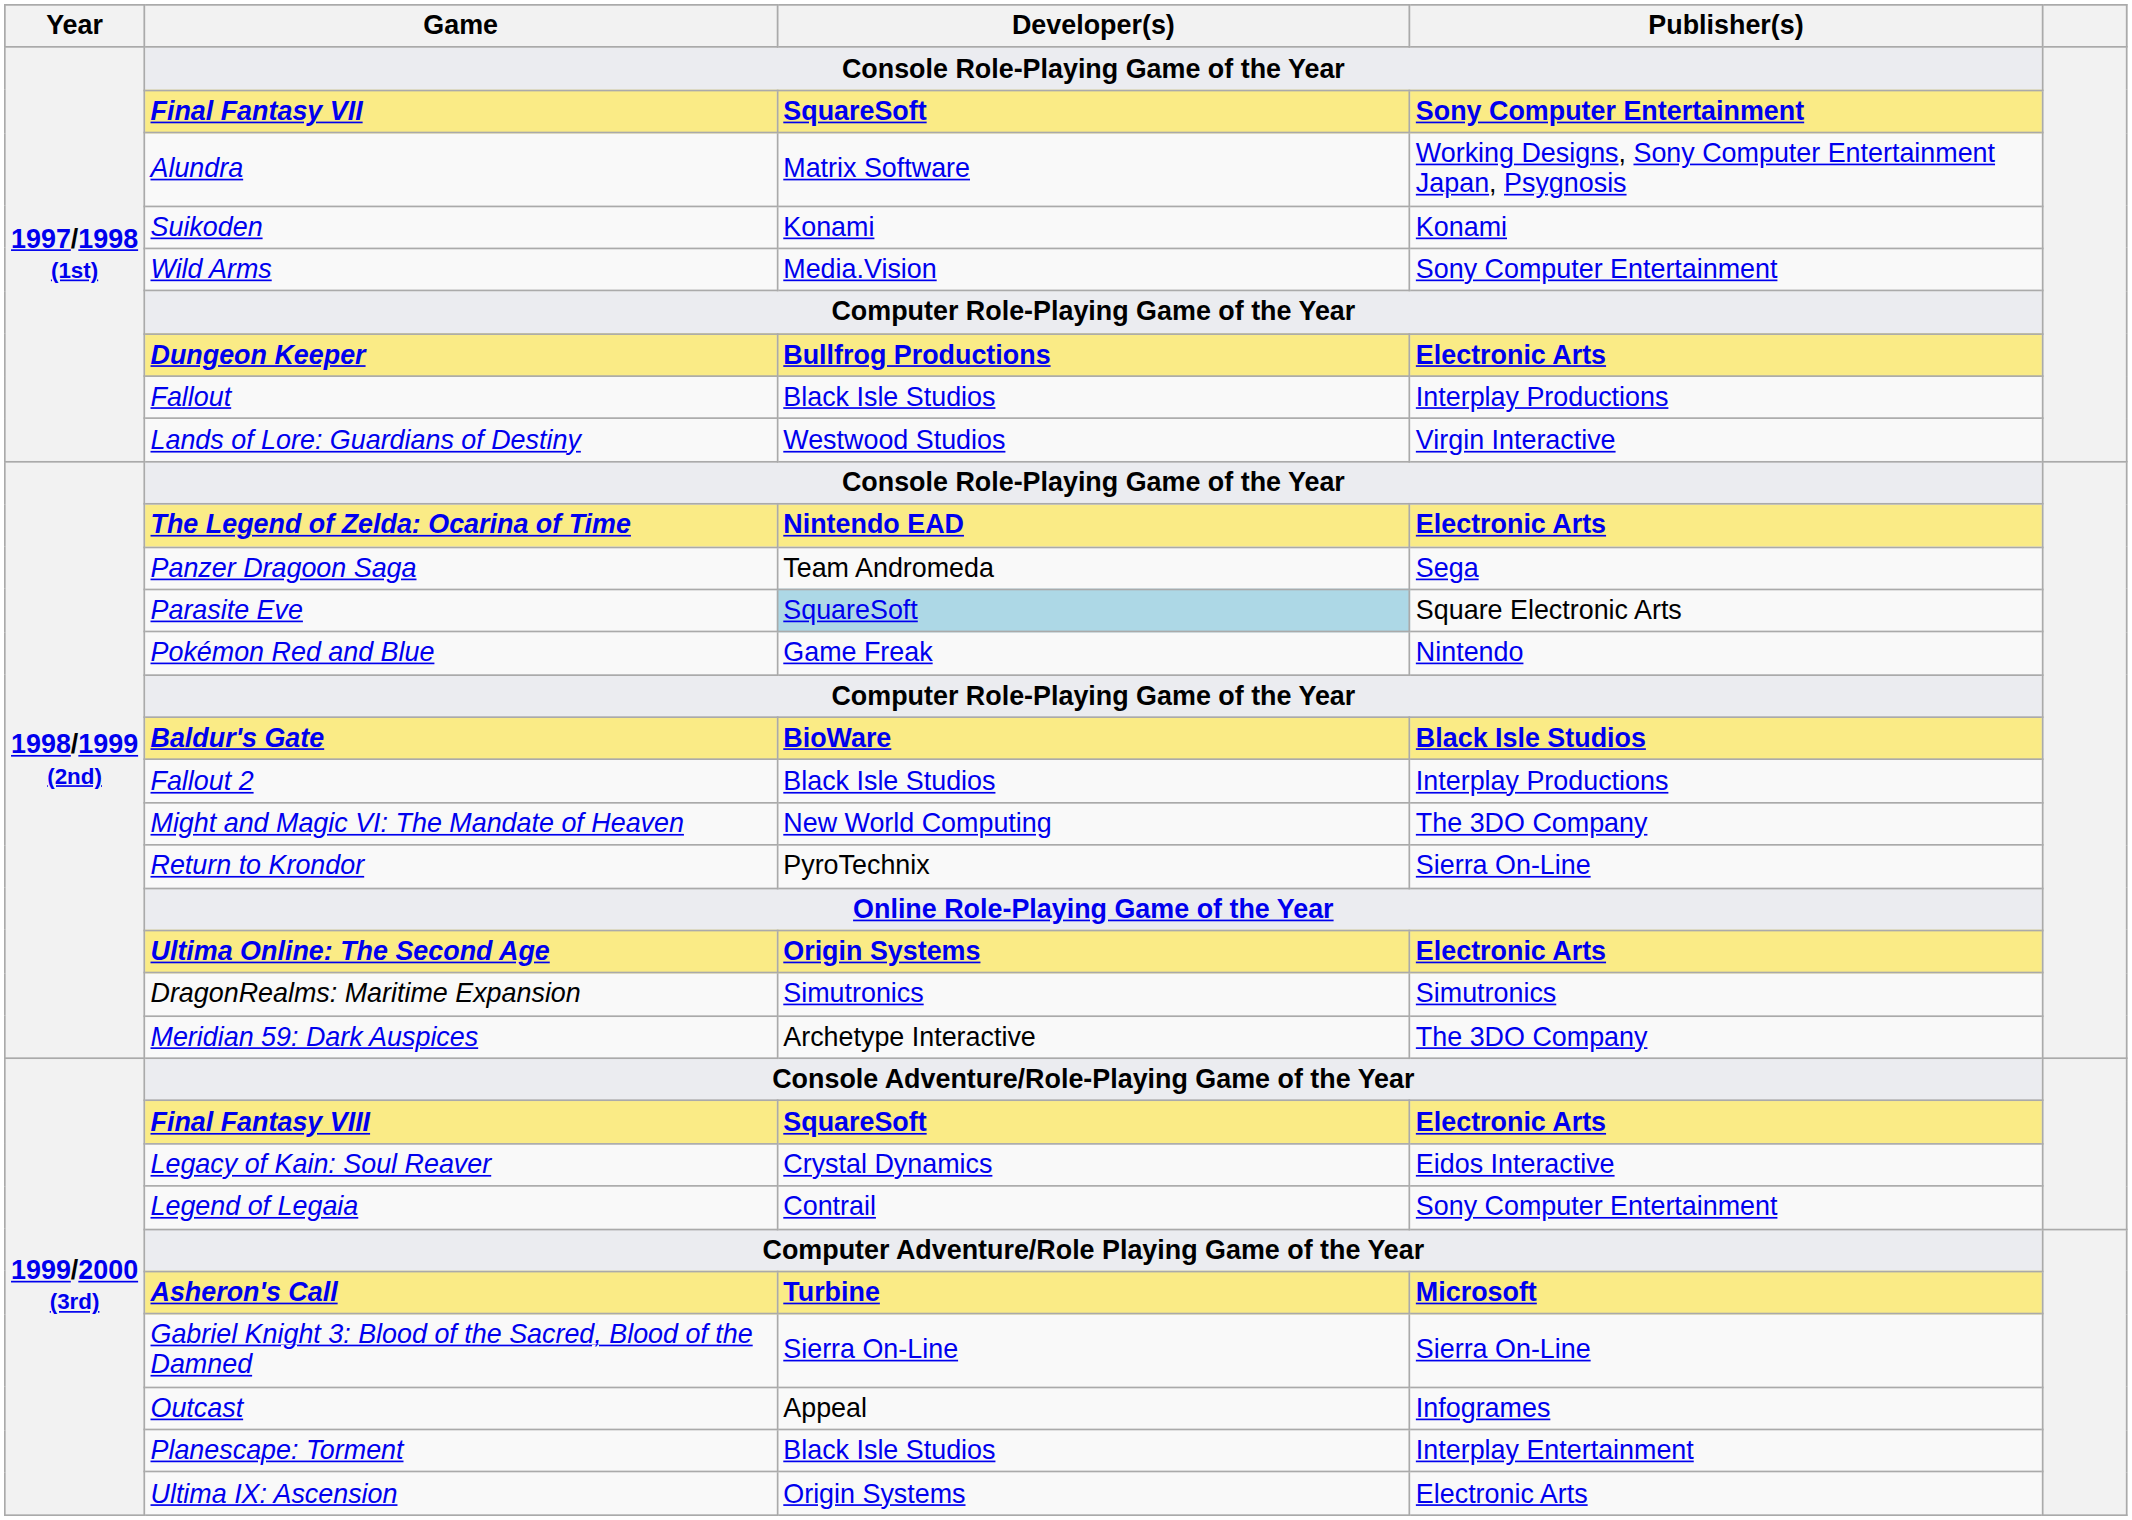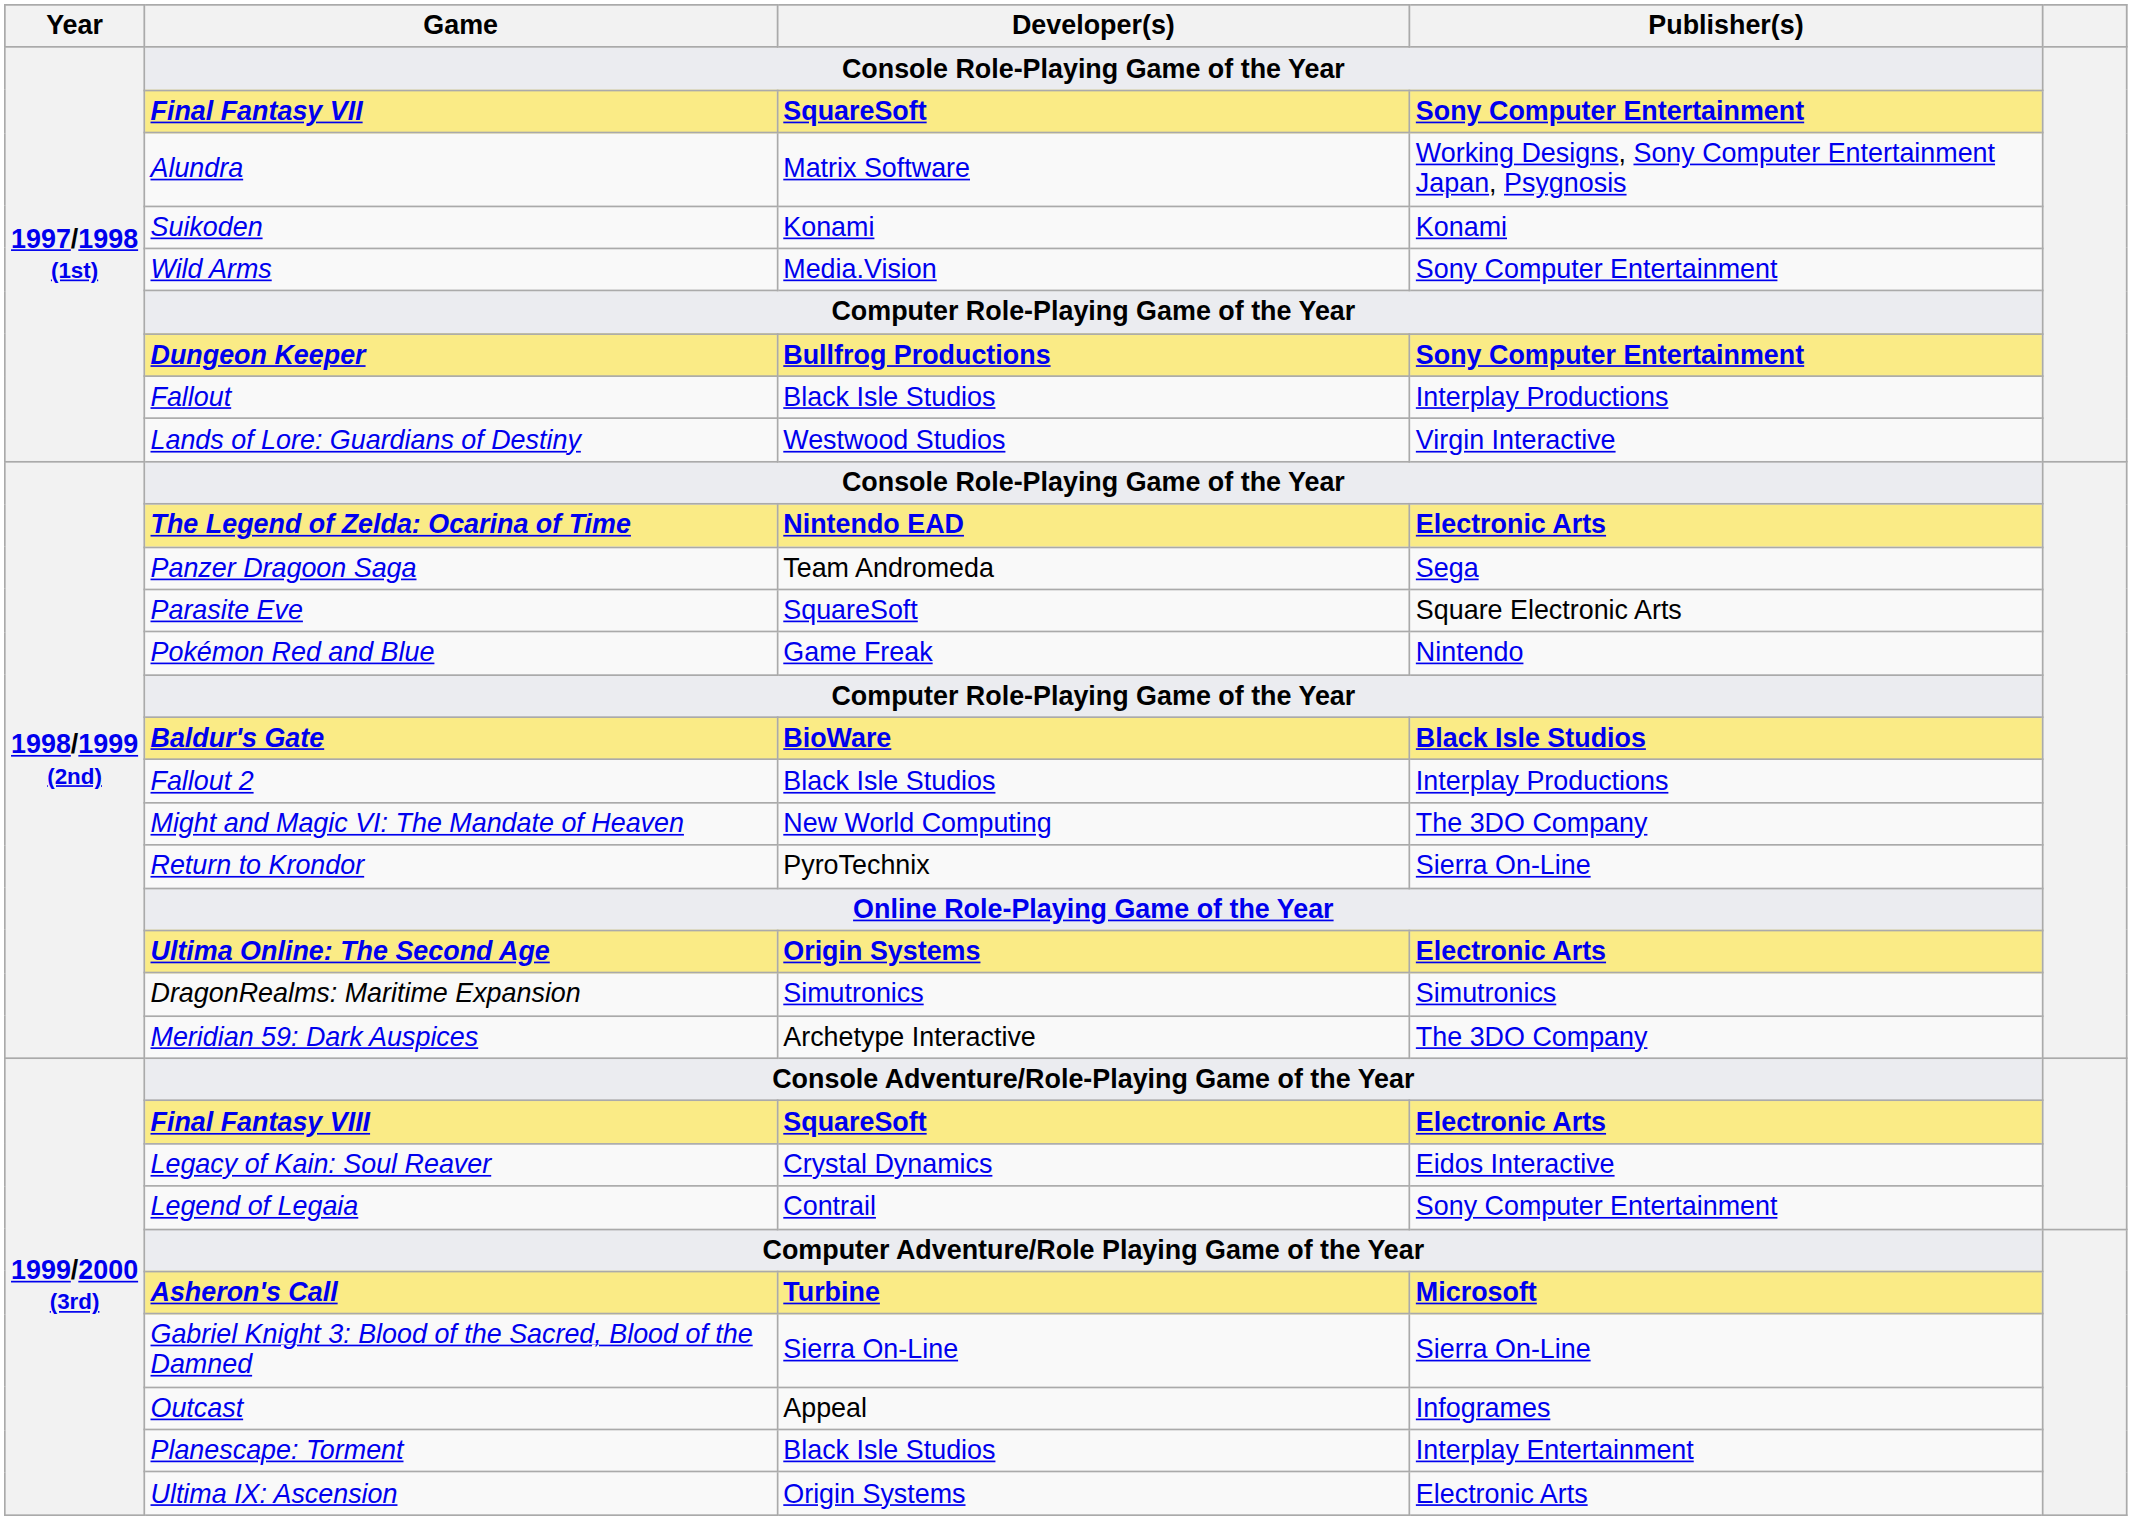(1511, 354) Electronic Arts -> (1610, 354) Sony Computer Entertainment
(851, 610) lightblue background -> (851, 610) no background
